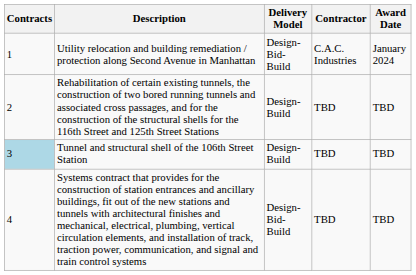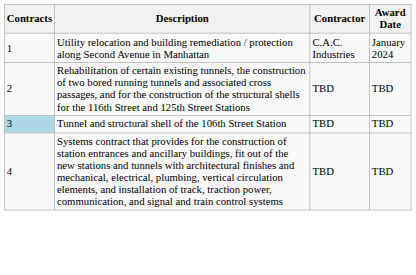- column: (288, 19)
